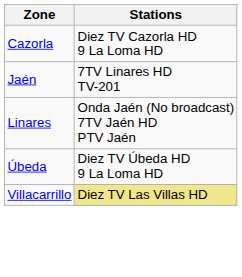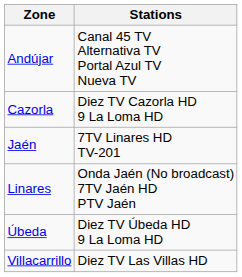+ row: (30, 58)
(143, 195) khaki background -> (143, 260) no background
